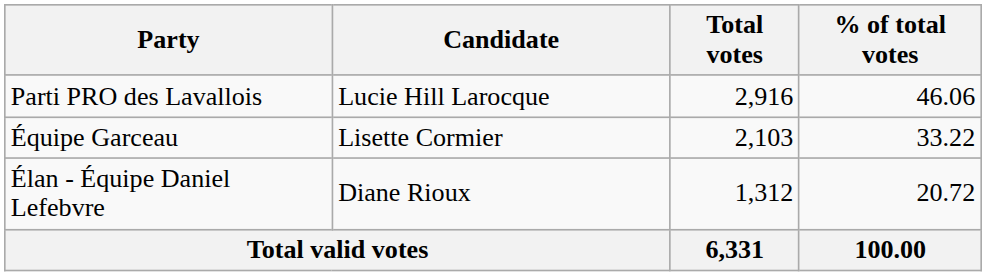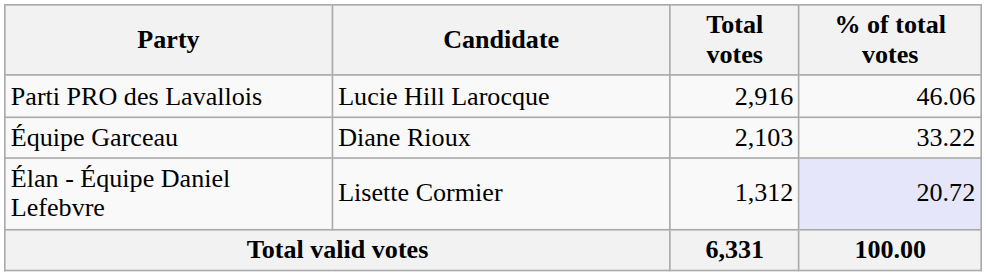(420, 137) Lisette Cormier -> (404, 137) Diane Rioux
(404, 193) Diane Rioux -> (420, 193) Lisette Cormier
(946, 193) no background -> (946, 193) lavender background
